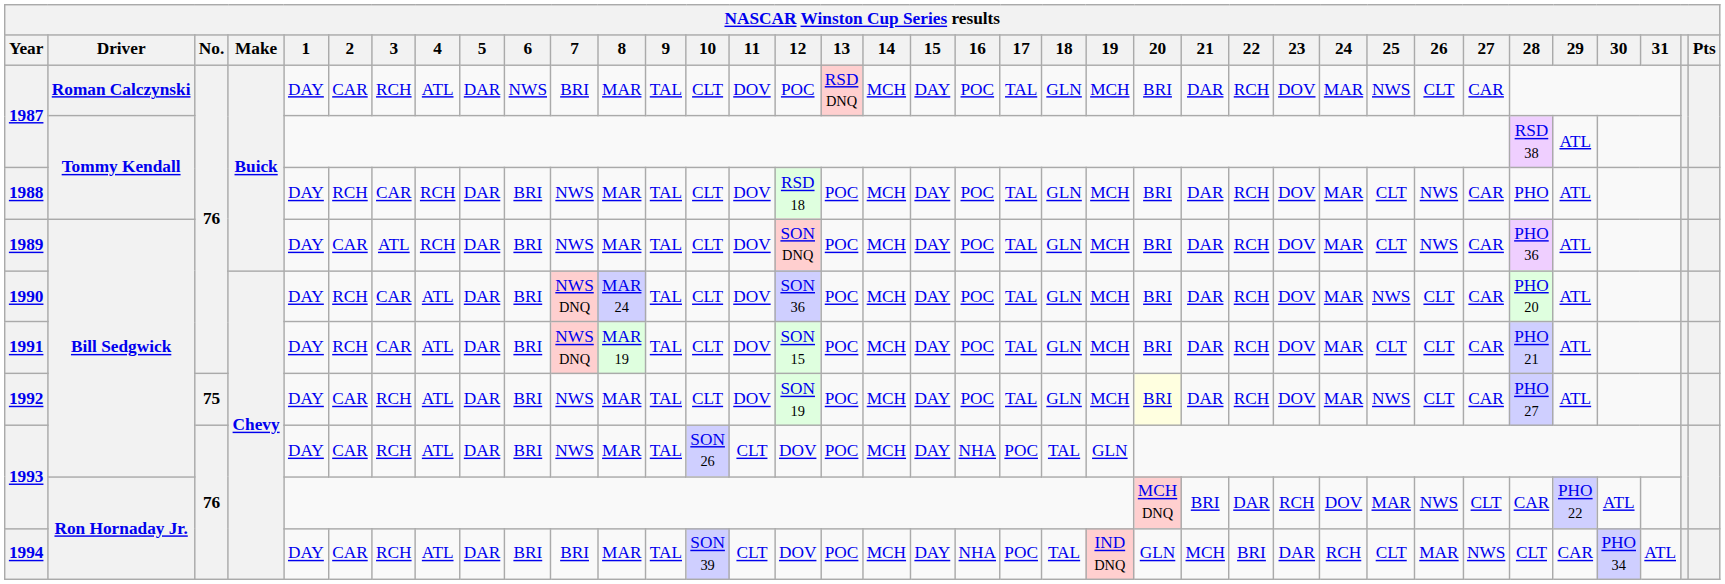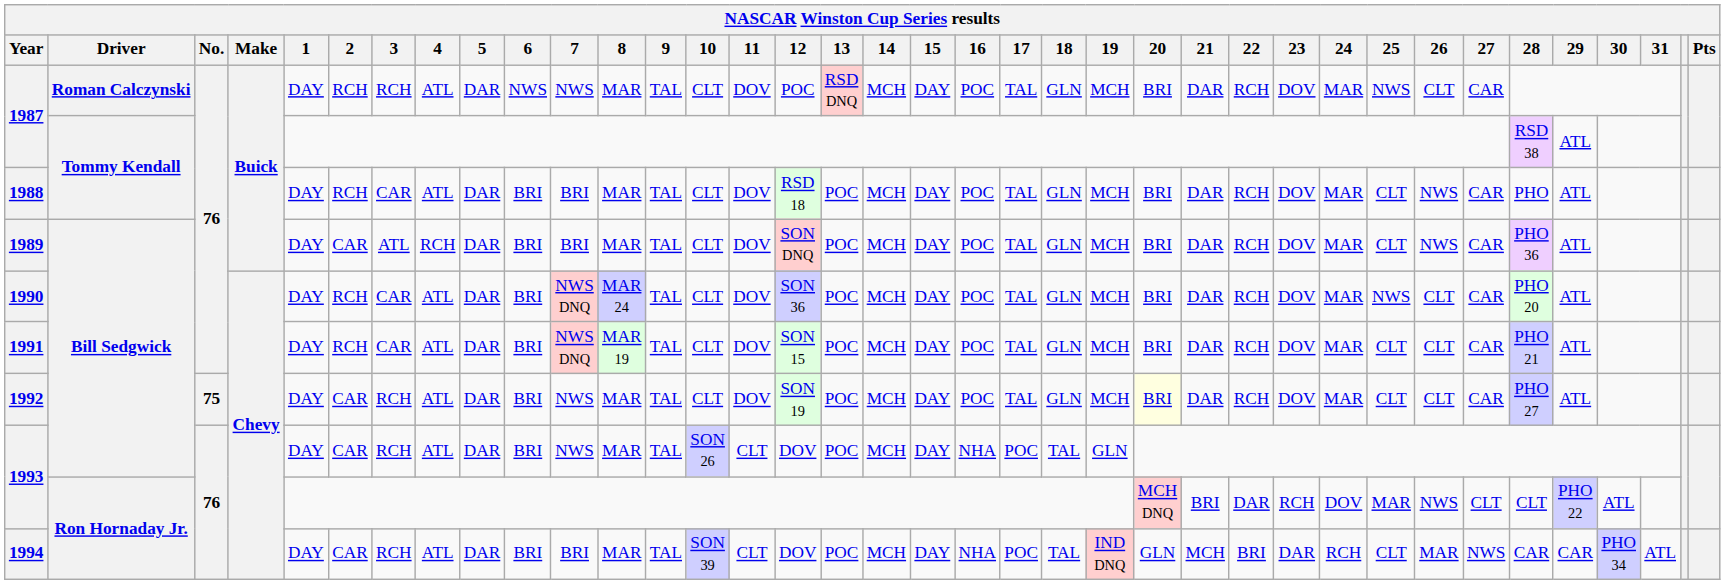(350, 90) CAR -> (350, 90) RCH
(575, 90) BRI -> (575, 90) NWS
(438, 193) RCH -> (438, 193) ATL
(575, 193) NWS -> (575, 193) BRI
(575, 244) NWS -> (575, 244) BRI
(1391, 399) NWS -> (1391, 399) CLT
(1531, 502) CAR -> (1531, 502) CLT
(1531, 553) CLT -> (1531, 553) CAR
